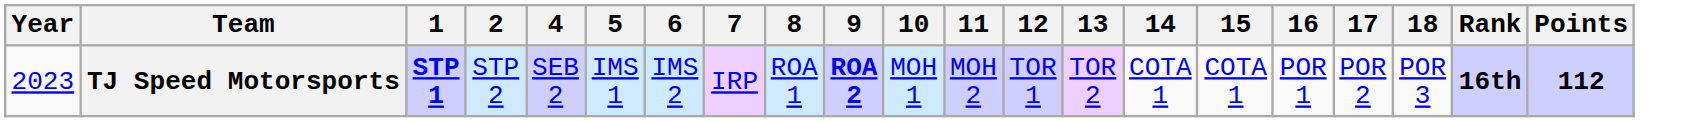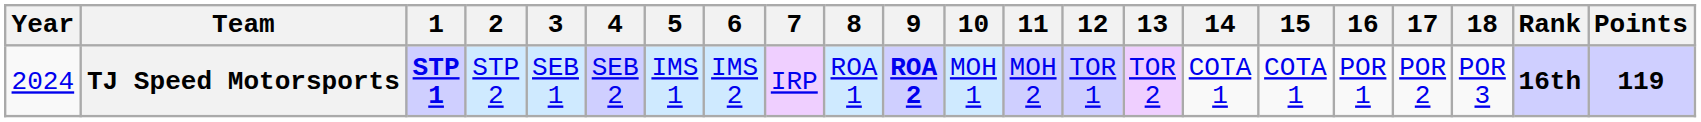+ column: (555, 26)
(43, 81) 2023 -> (43, 81) 2024
(1581, 81) 112 -> (1641, 81) 119
